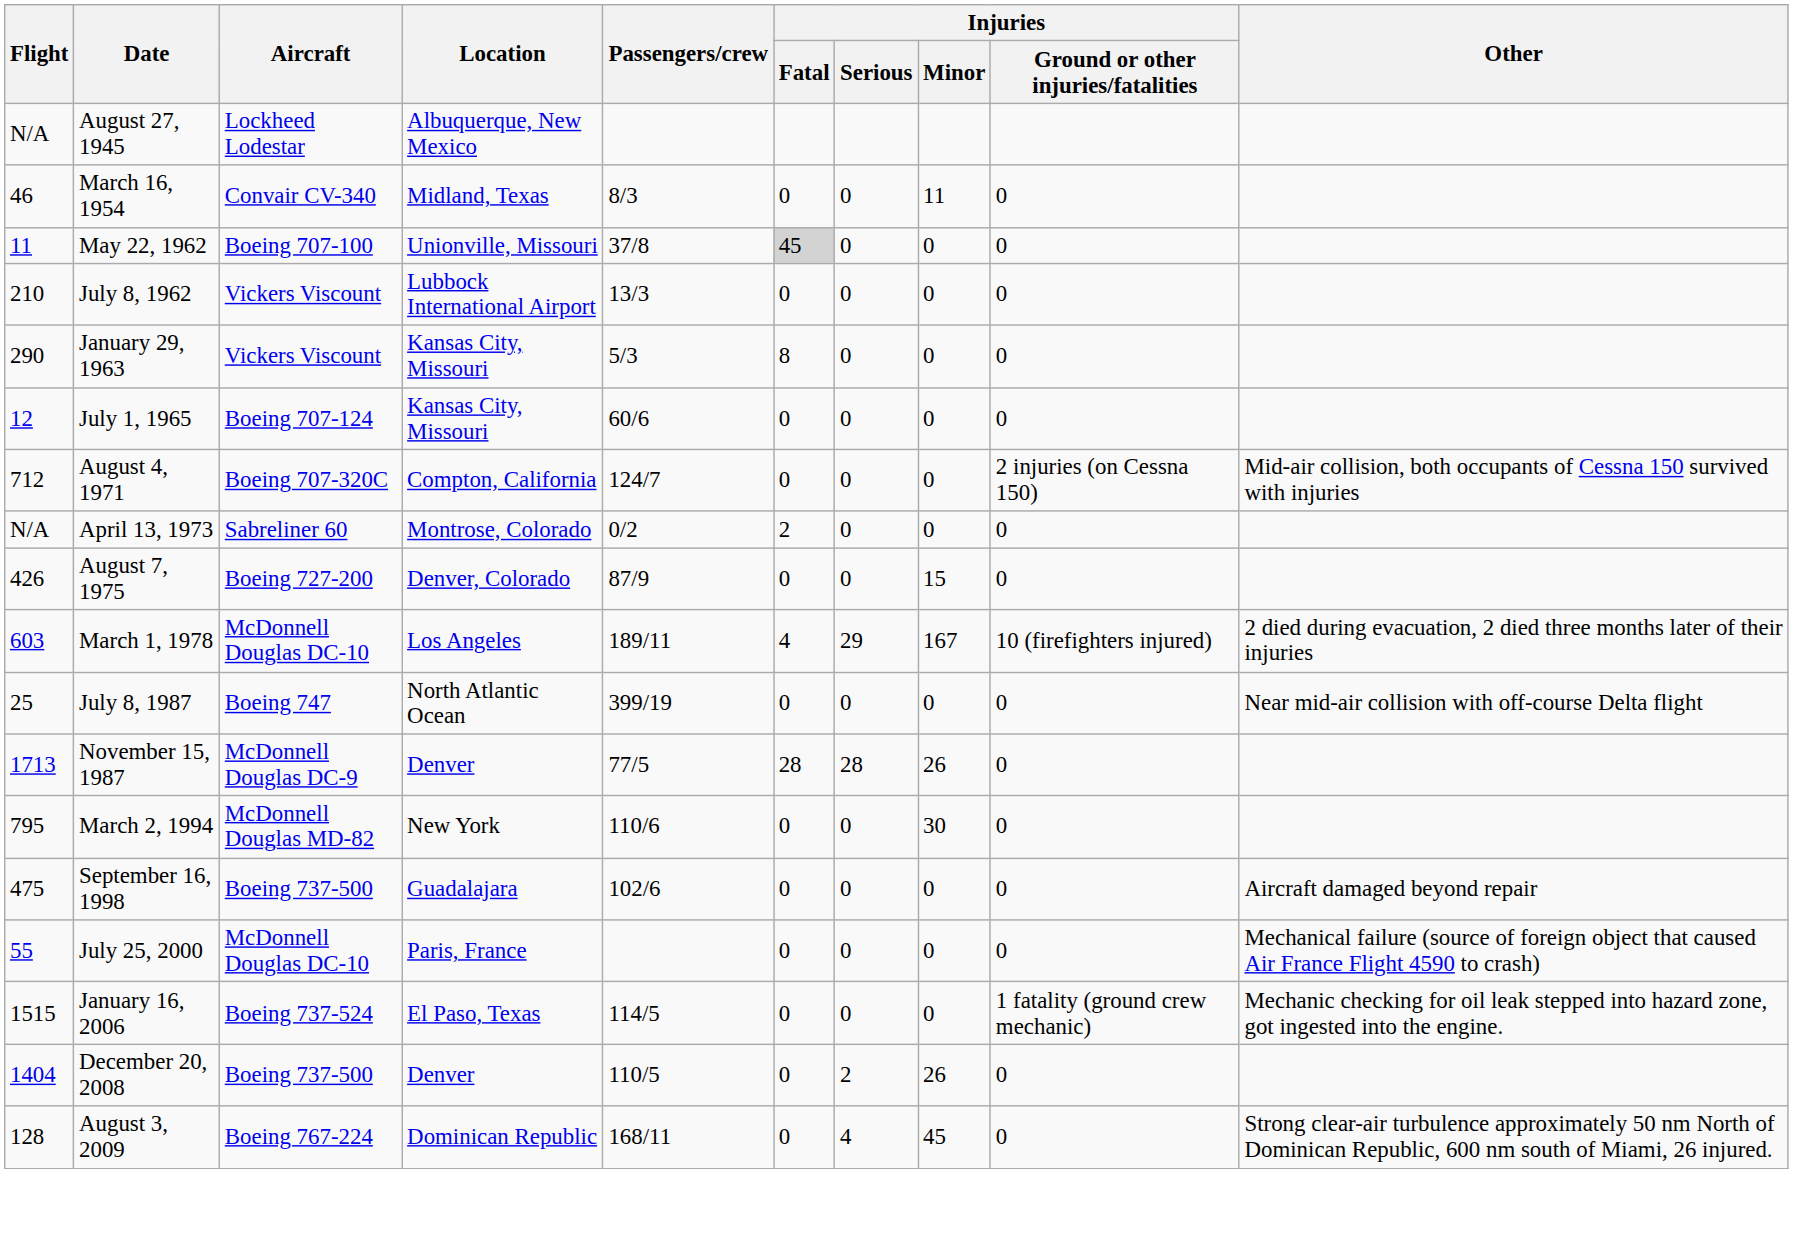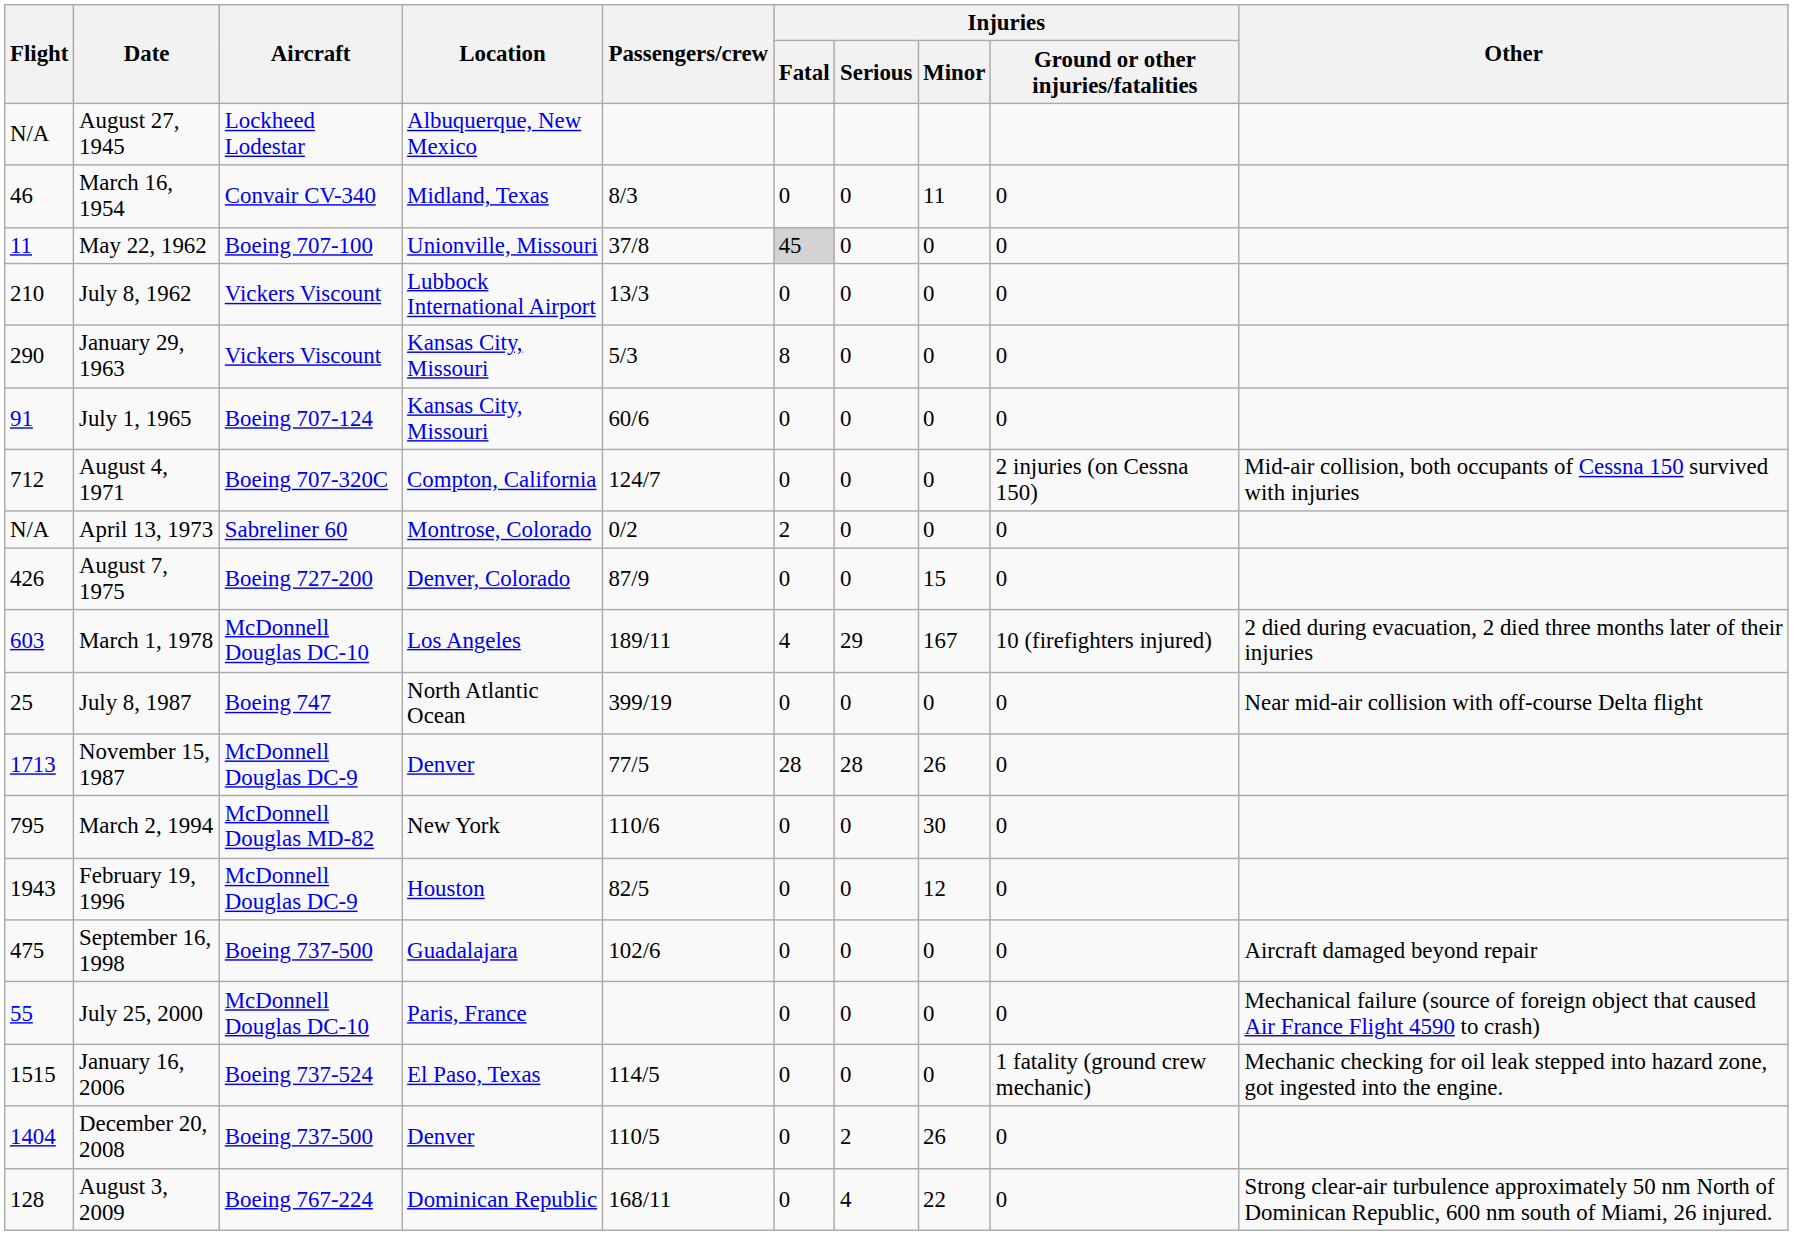(21, 418) 12 -> (21, 418) 91
+ row: (137, 888)
(934, 1136) 45 -> (934, 1198) 22
